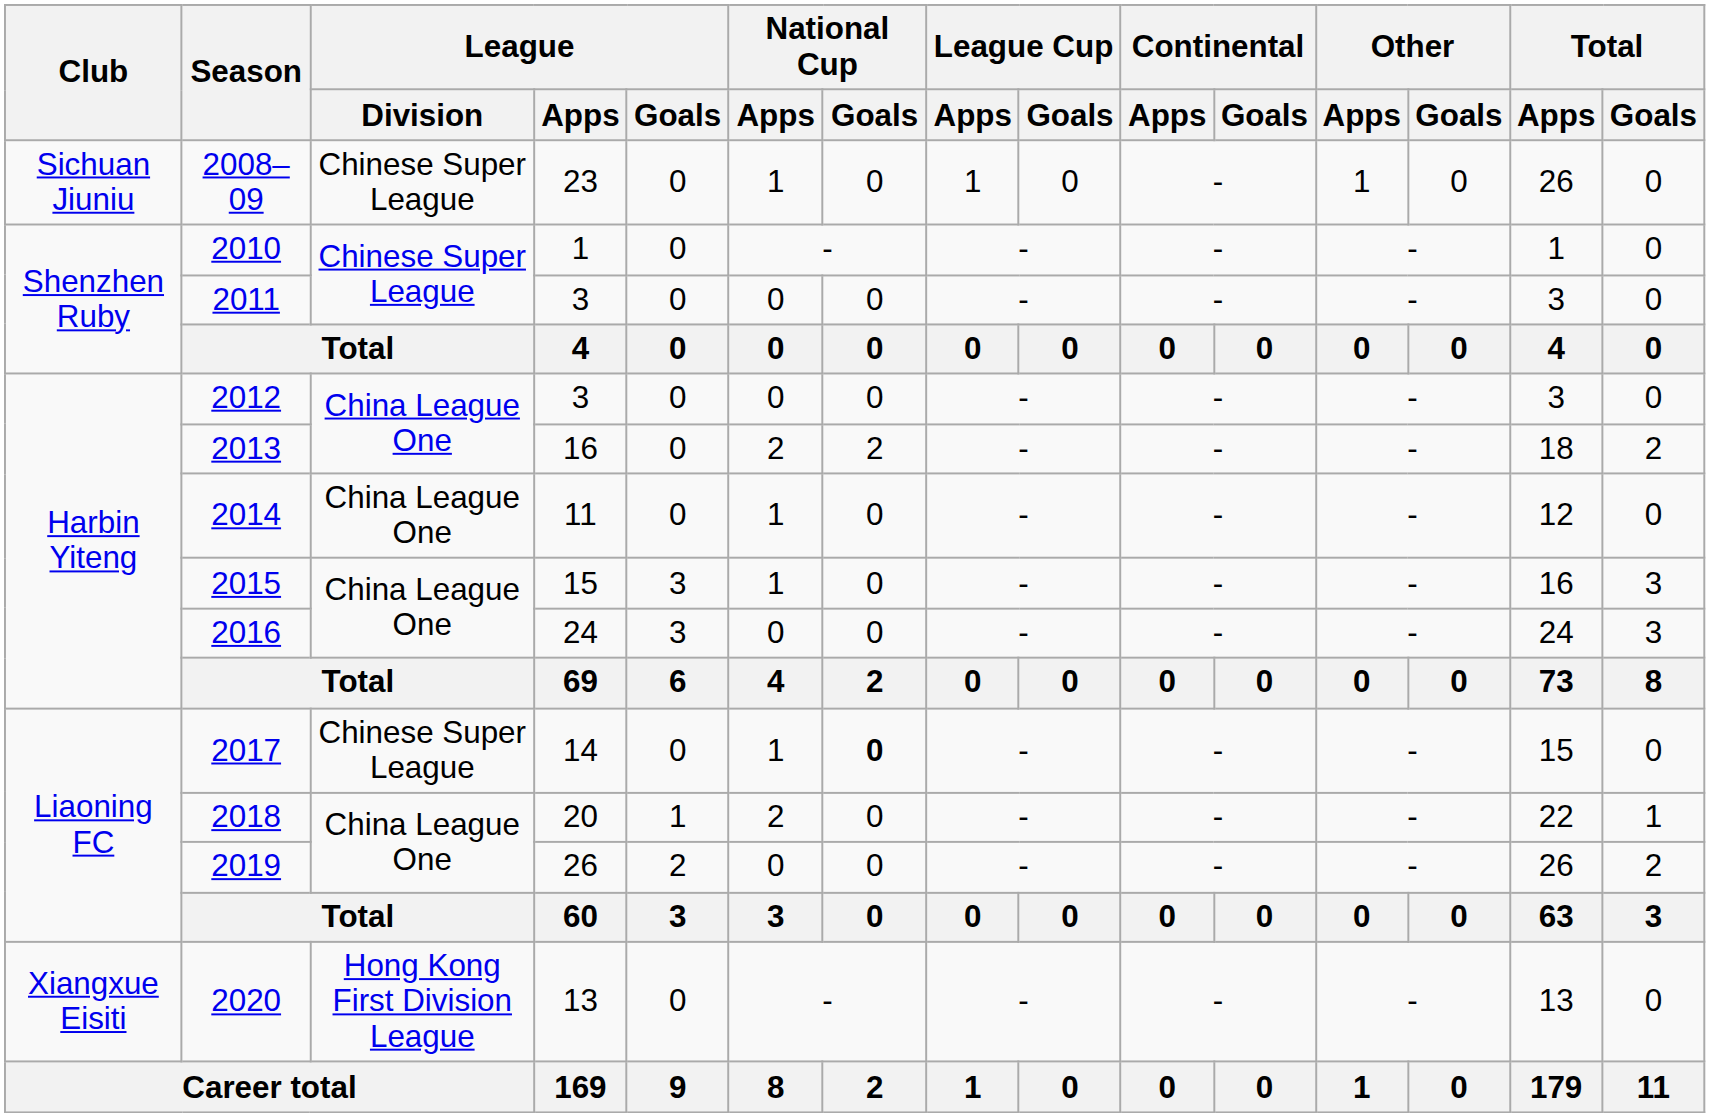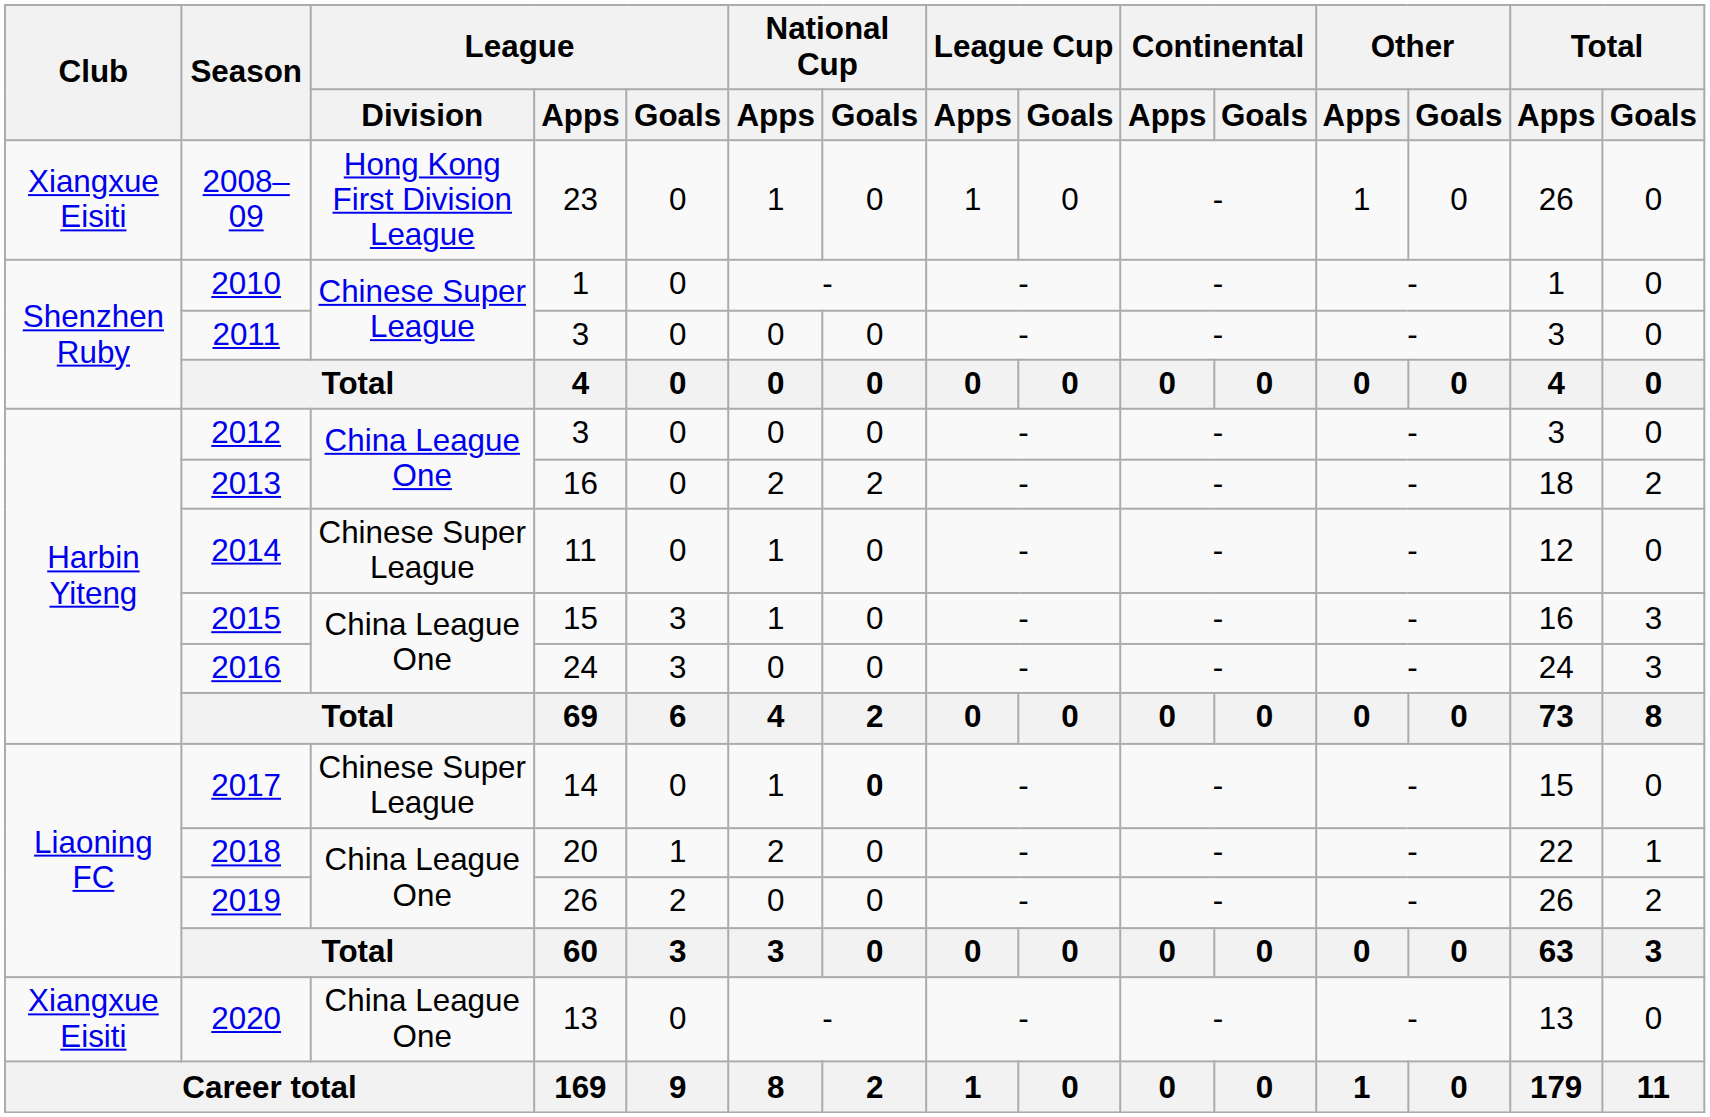(93, 181) Sichuan Jiuniu -> (93, 199) Xiangxue Eisiti
(422, 181) Chinese Super League -> (422, 199) Hong Kong First Division League
(422, 515) China League One -> (422, 550) Chinese Super League
(422, 1001) Hong Kong First Division League -> (422, 1019) China League One
